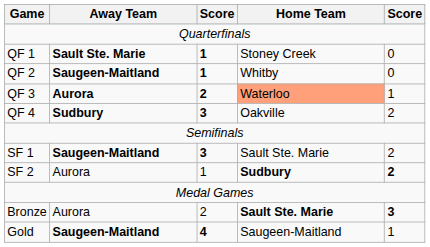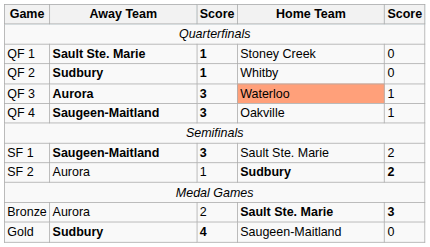(106, 73) Saugeen-Maitland -> (78, 73) Sudbury
(203, 93) 2 -> (203, 93) 3
(78, 113) Sudbury -> (106, 113) Saugeen-Maitland
(391, 113) 2 -> (391, 113) 1
(106, 232) Saugeen-Maitland -> (78, 232) Sudbury
(391, 232) 1 -> (391, 232) 0
